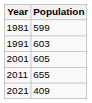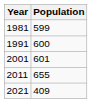(42, 43) 603 -> (42, 43) 600
(42, 59) 605 -> (42, 59) 601
